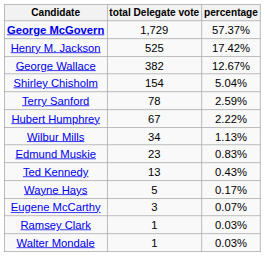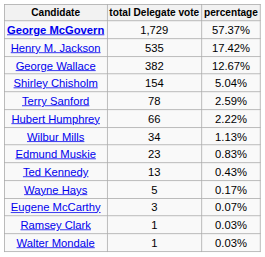(154, 48) 525 -> (154, 48) 535
(154, 119) 67 -> (154, 119) 66
